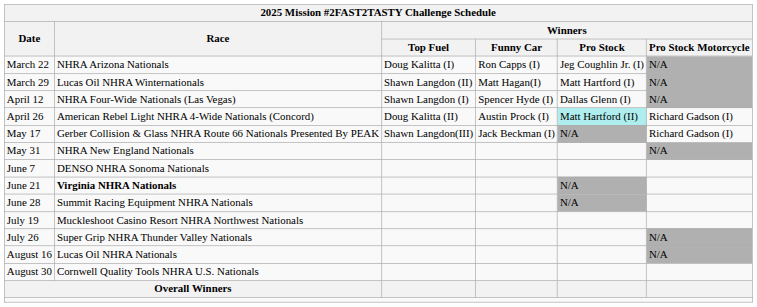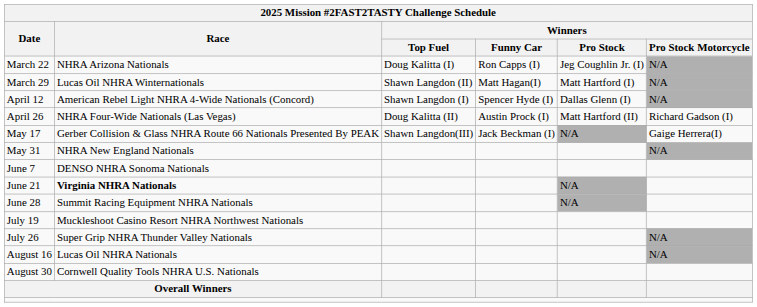(146, 99) NHRA Four-Wide Nationals (Las Vegas) -> (185, 99) American Rebel Light NHRA 4-Wide Nationals (Concord)
(185, 116) American Rebel Light NHRA 4-Wide Nationals (Concord) -> (146, 116) NHRA Four-Wide Nationals (Las Vegas)
(599, 116) paleturquoise background -> (599, 116) no background
(691, 133) Richard Gadson (I) -> (685, 133) Gaige Herrera(I)
